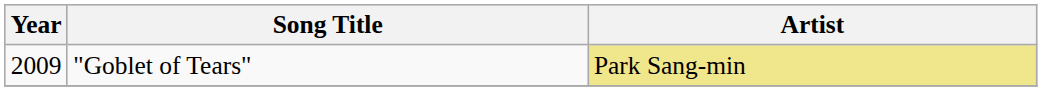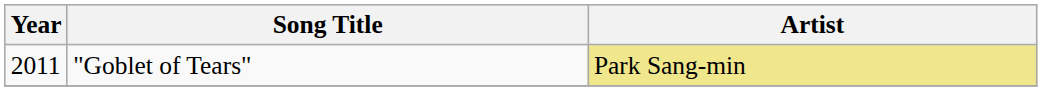(36, 65) 2009 -> (36, 65) 2011
